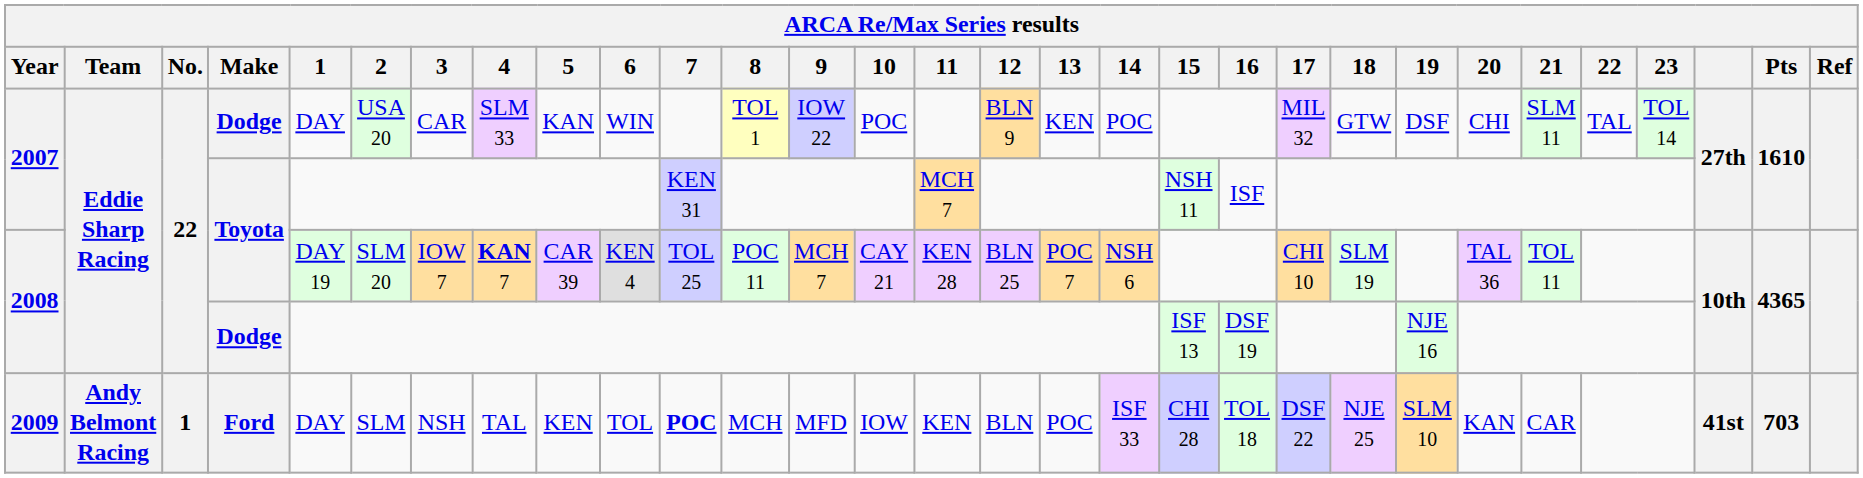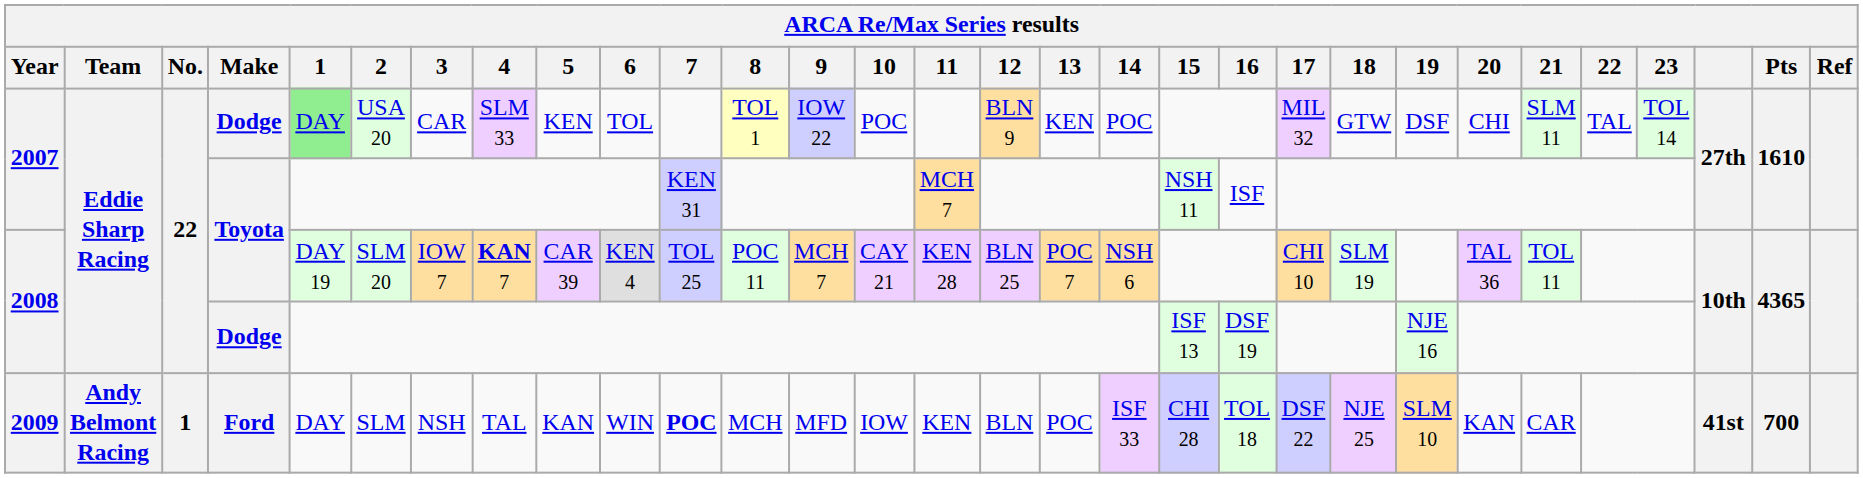(320, 122) no background -> (320, 122) lightgreen background
(568, 122) KAN -> (568, 122) KEN
(630, 122) WIN -> (630, 122) TOL
(568, 422) KEN -> (568, 422) KAN
(630, 422) TOL -> (630, 422) WIN
(1781, 422) 703 -> (1781, 422) 700
